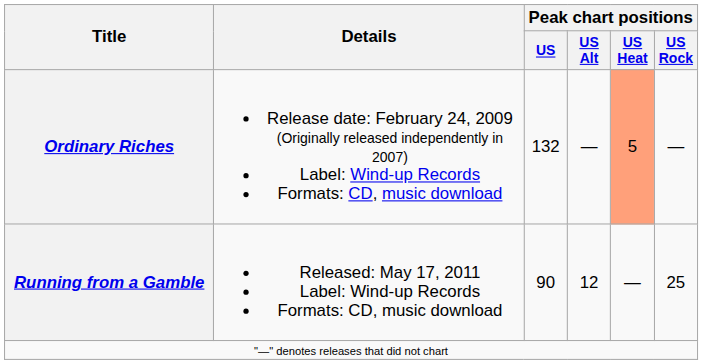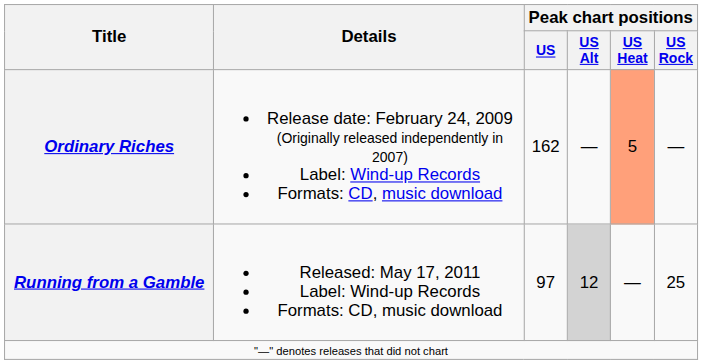(546, 146) 132 -> (546, 146) 162
(546, 282) 90 -> (546, 282) 97
(589, 282) no background -> (589, 282) lightgrey background
